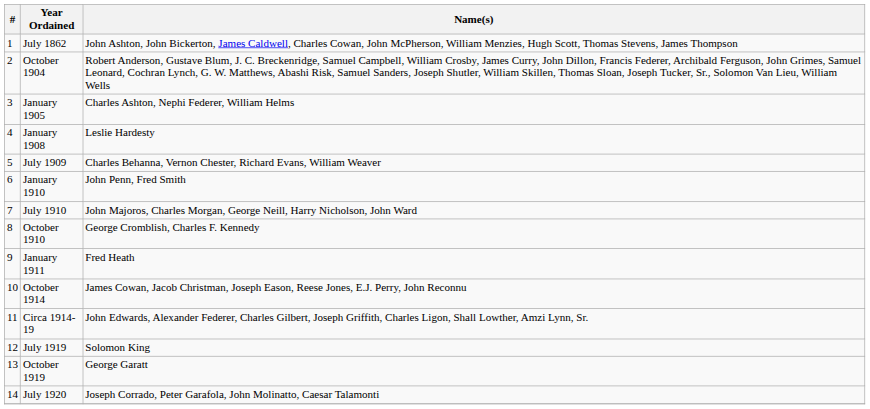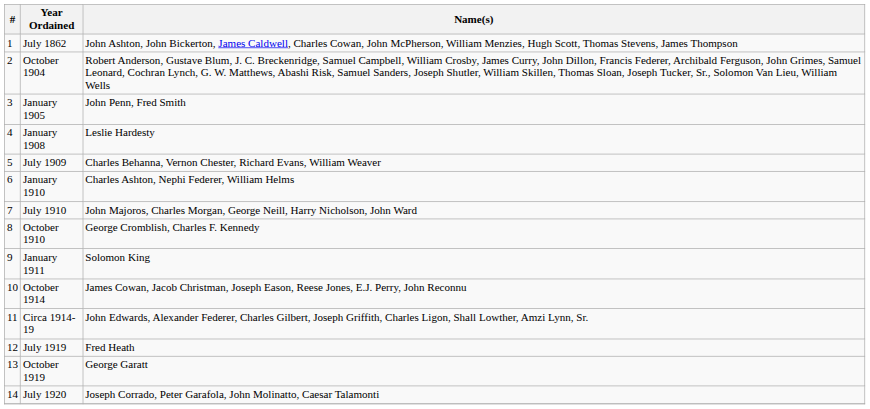(190, 103) Charles Ashton, Nephi Federer, William Helms -> (136, 103) John Penn, Fred Smith
(136, 180) John Penn, Fred Smith -> (190, 180) Charles Ashton, Nephi Federer, William Helms
(110, 257) Fred Heath -> (118, 257) Solomon King
(118, 347) Solomon King -> (110, 347) Fred Heath
